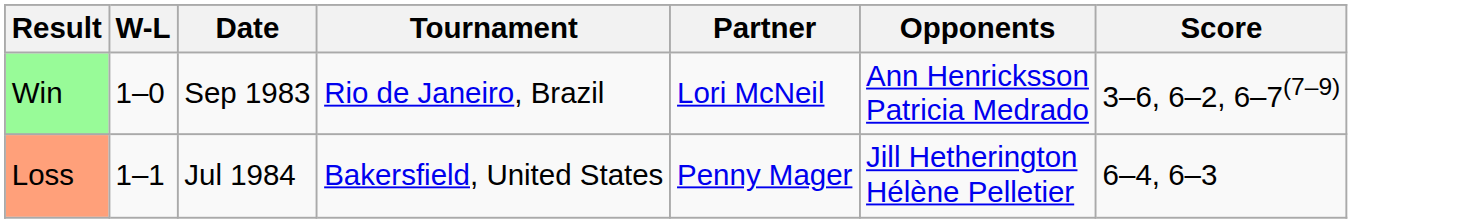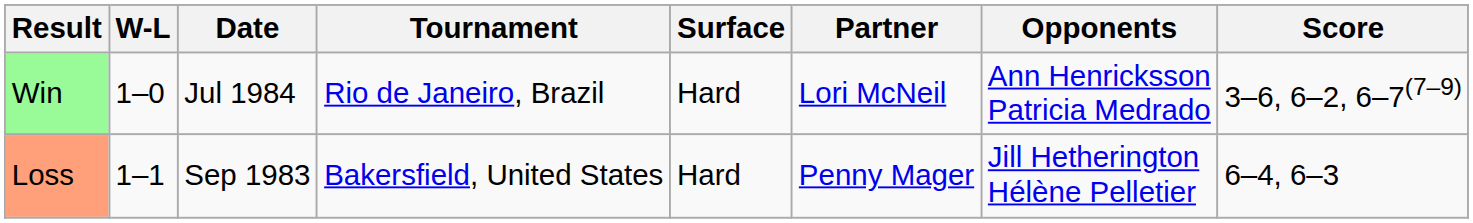+ column: (731, 27)
(247, 92) Sep 1983 -> (240, 92) Jul 1984
(240, 174) Jul 1984 -> (247, 174) Sep 1983
